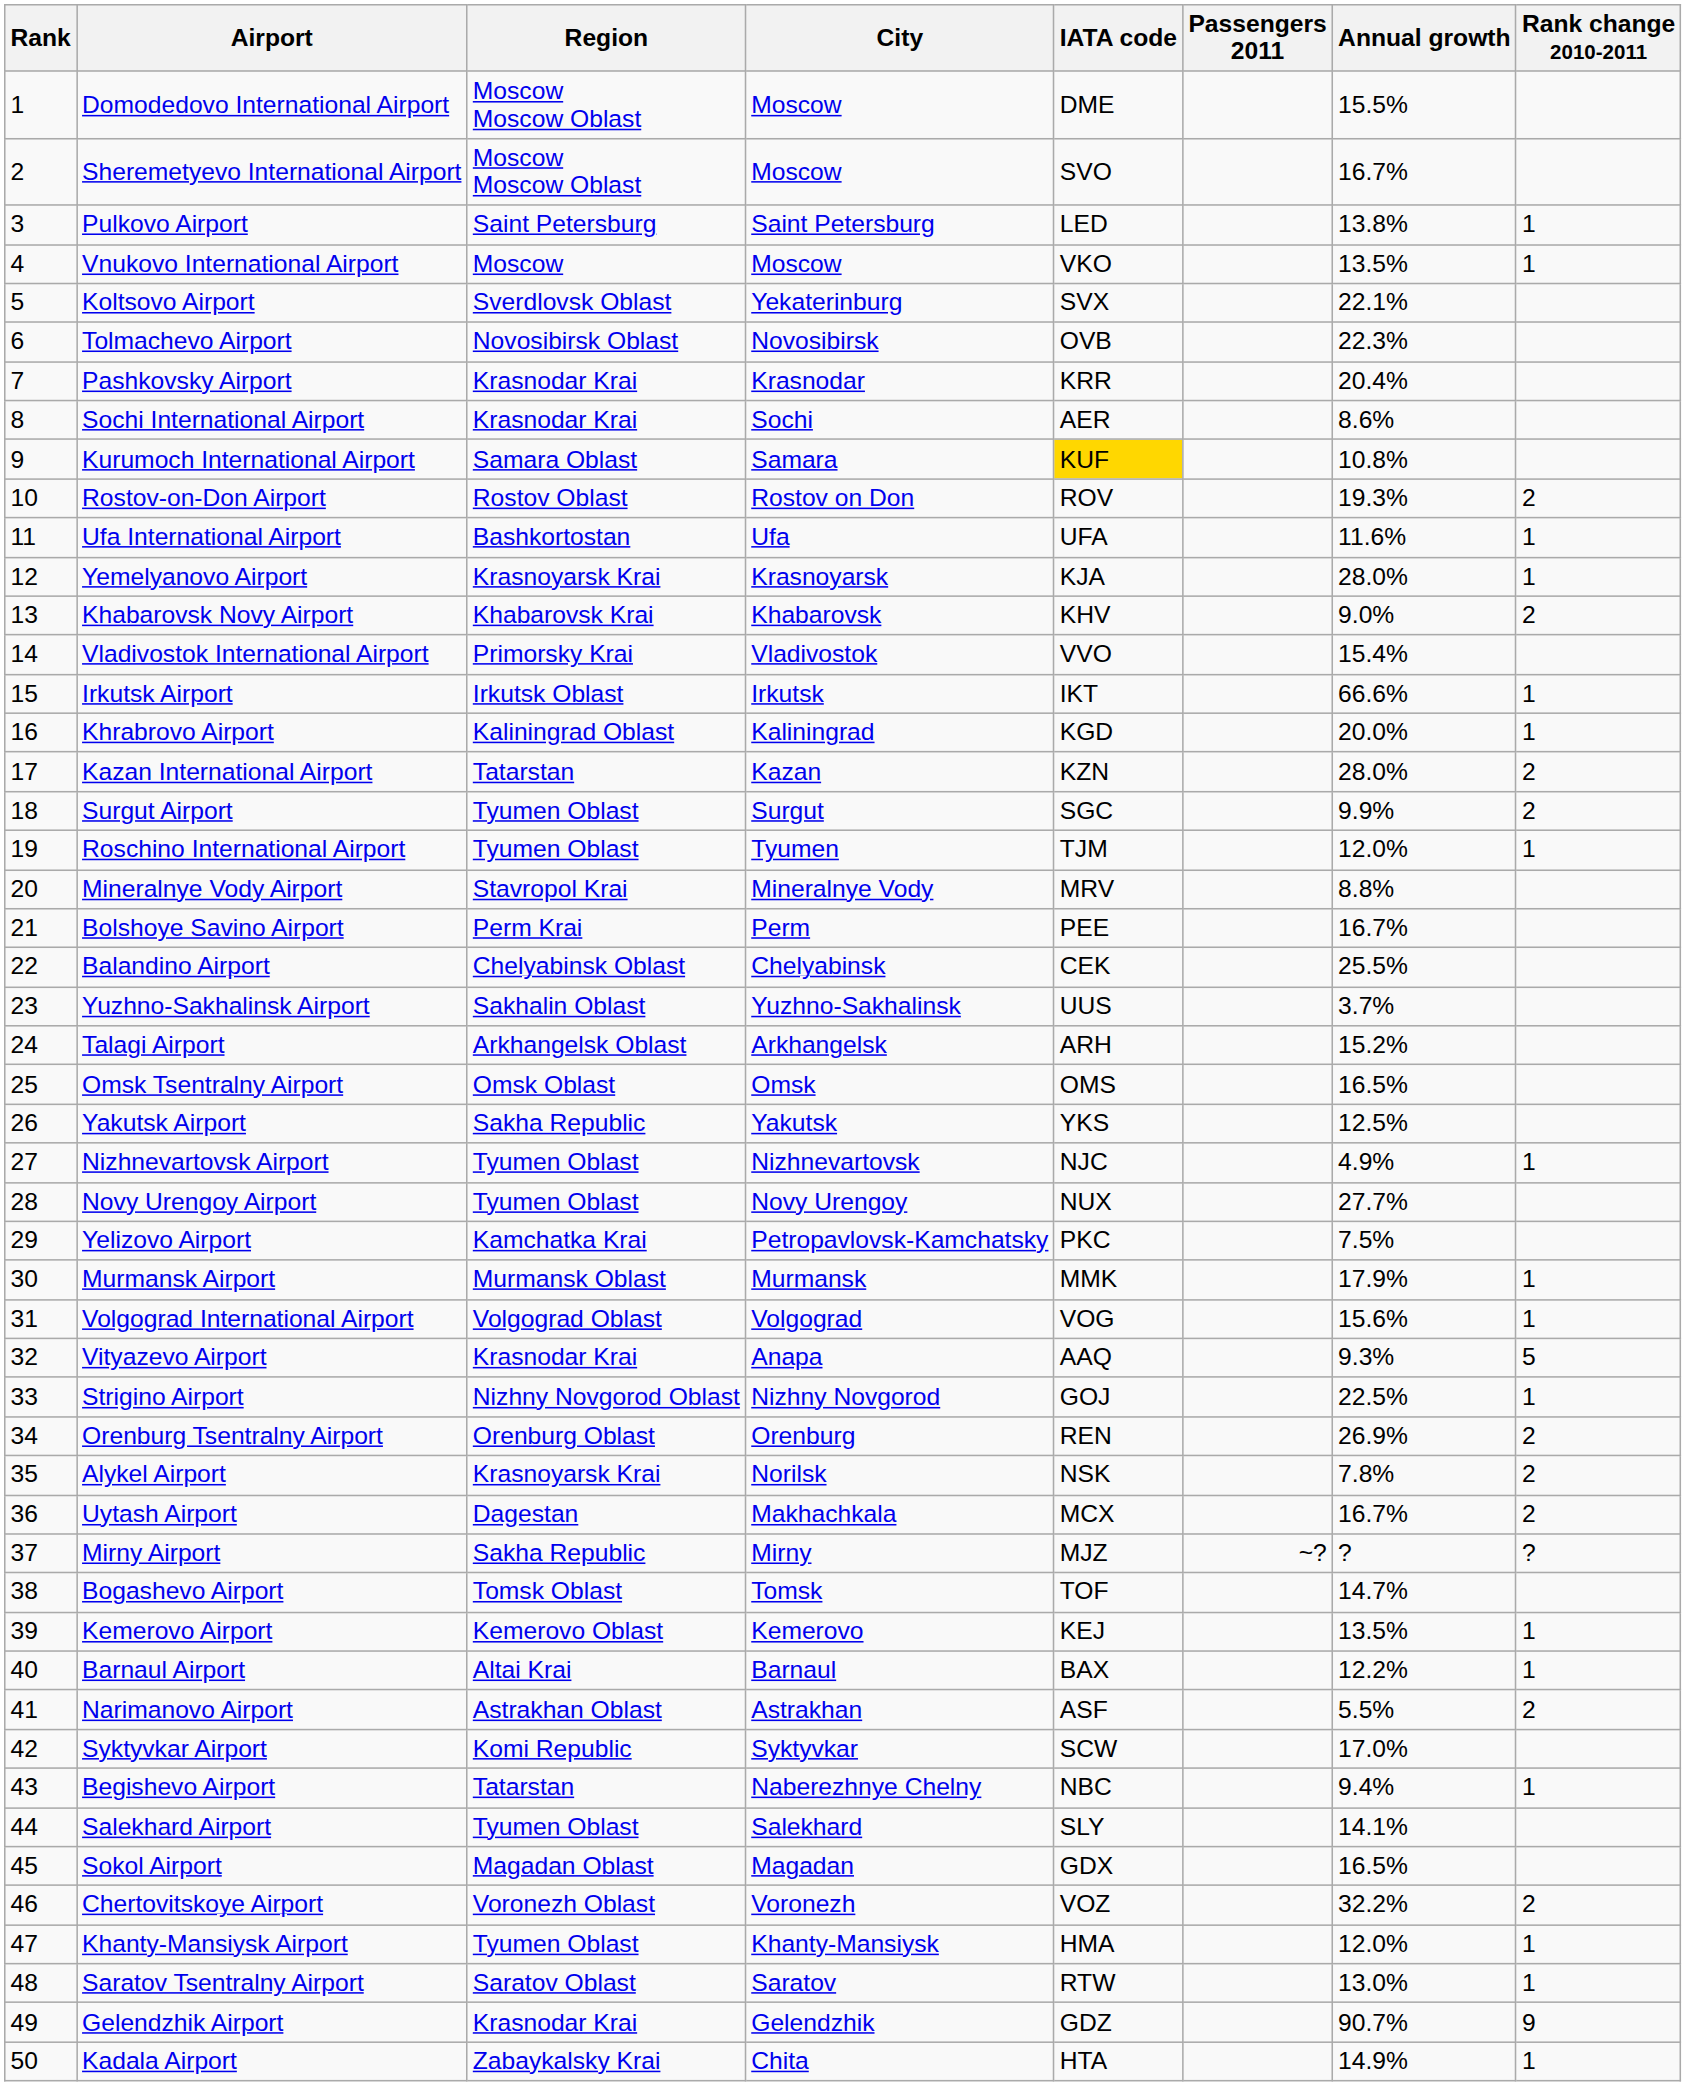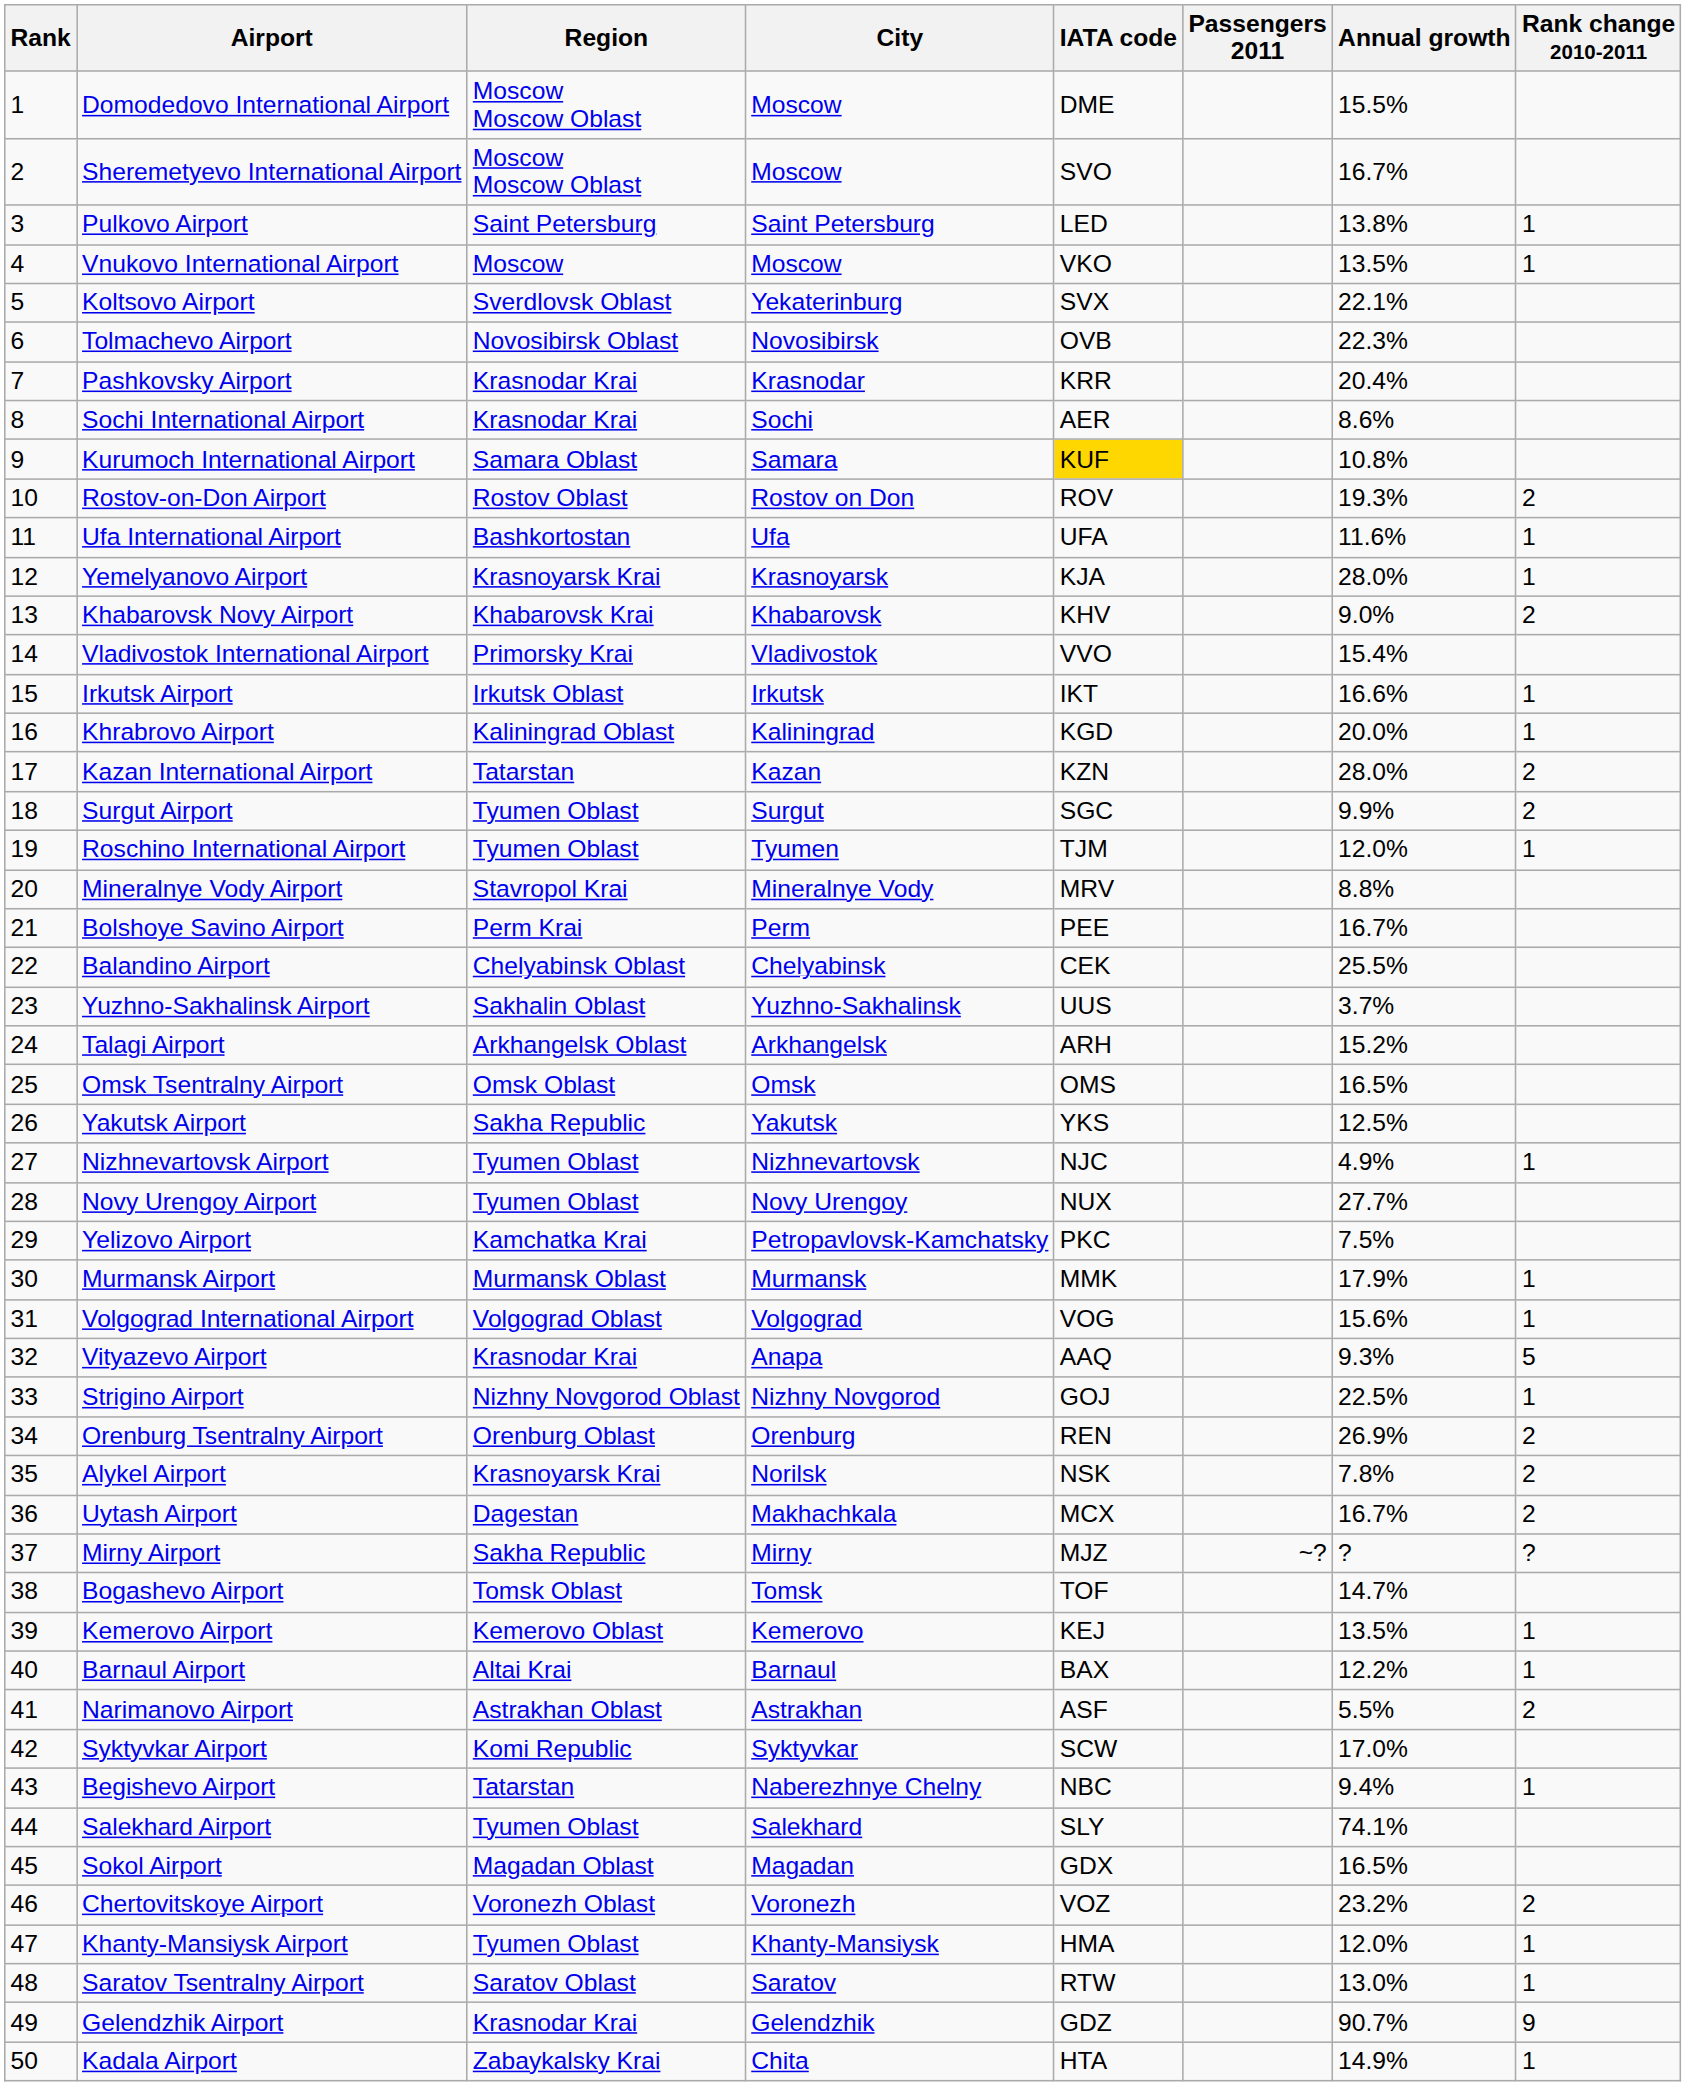(1373, 693) 66.6% -> (1373, 693) 16.6%
(1373, 1826) 14.1% -> (1373, 1826) 74.1%
(1373, 1904) 32.2% -> (1373, 1904) 23.2%
